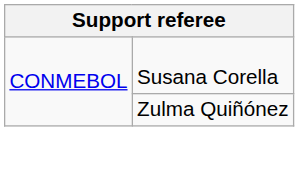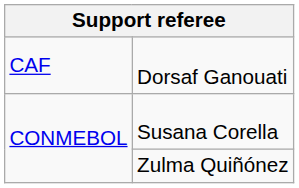+ row: (212, 76)
